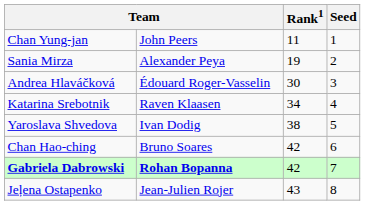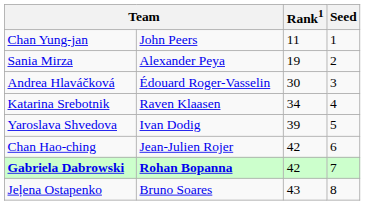(293, 125) 38 -> (293, 125) 39
(176, 146) Bruno Soares -> (186, 146) Jean-Julien Rojer
(186, 189) Jean-Julien Rojer -> (176, 189) Bruno Soares
